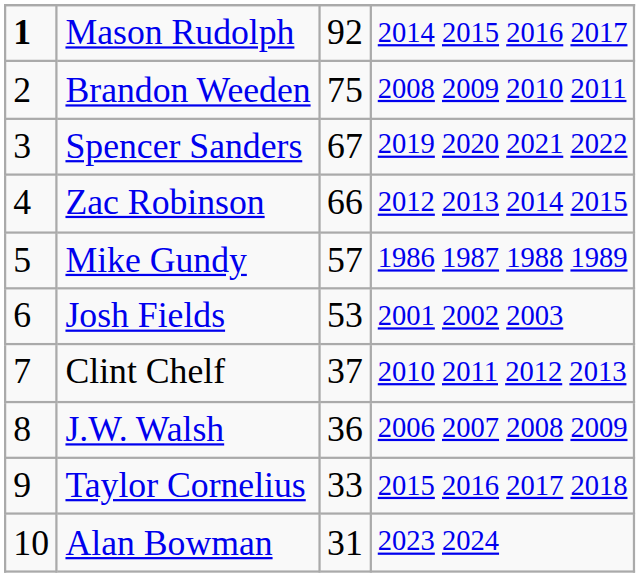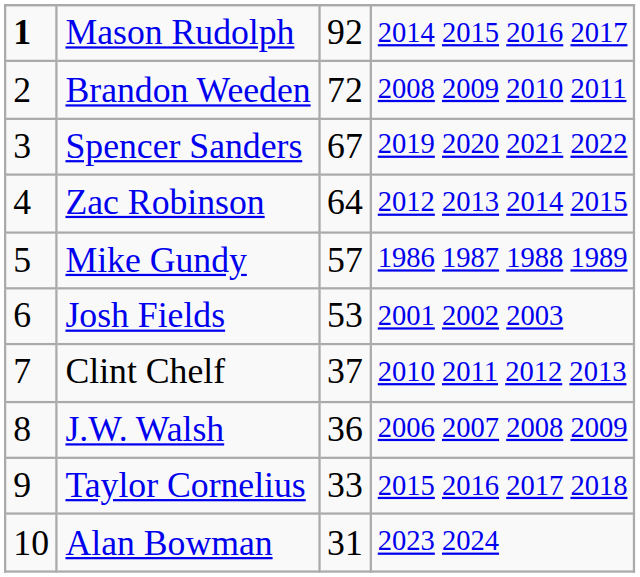(345, 89) 75 -> (345, 89) 72
(345, 202) 66 -> (345, 202) 64
